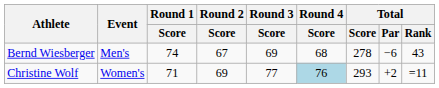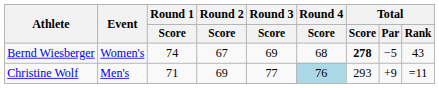(115, 53) Men's -> (122, 53) Women's
(362, 53) normal -> (362, 53) bold
(390, 53) −6 -> (390, 53) −5
(122, 73) Women's -> (115, 73) Men's
(390, 73) +2 -> (390, 73) +9
